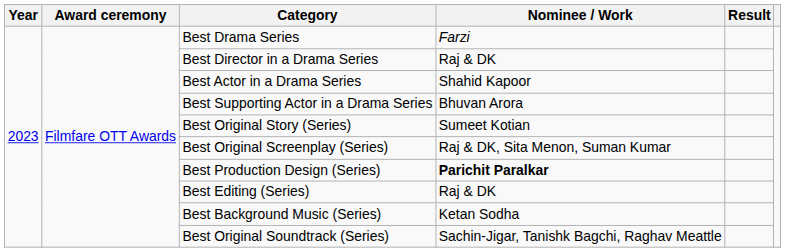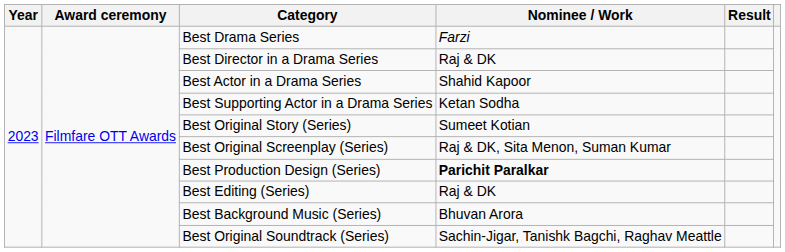(481, 103) Bhuvan Arora -> (479, 103) Ketan Sodha
(479, 214) Ketan Sodha -> (481, 214) Bhuvan Arora
